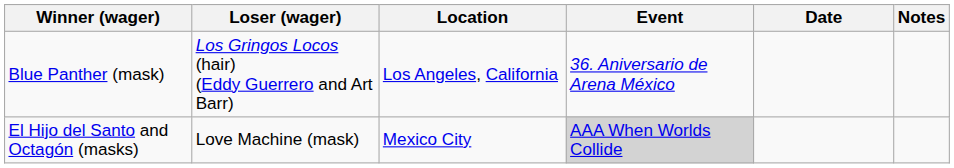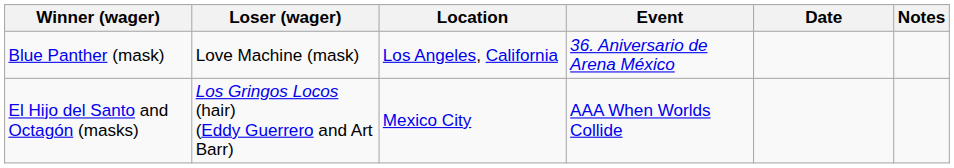(284, 74) Los Gringos Locos (hair) (Eddy Guerrero and Art Barr) -> (277, 54) Love Machine (mask)
(277, 139) Love Machine (mask) -> (284, 120) Los Gringos Locos (hair) (Eddy Guerrero and Art Barr)
(640, 139) lightgrey background -> (640, 120) no background
